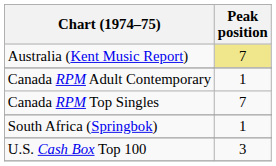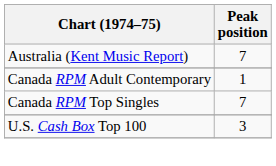(243, 56) khaki background -> (243, 56) no background
- row: (83, 126)
